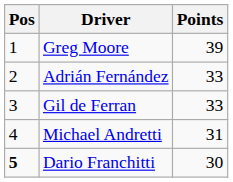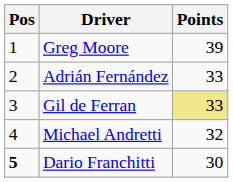(215, 105) no background -> (215, 105) khaki background
(215, 134) 31 -> (215, 134) 32
